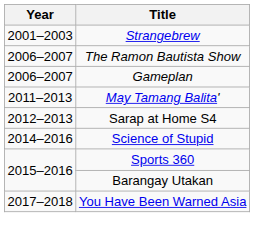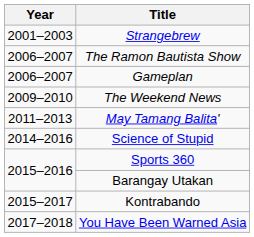+ row: (163, 98)
- row: (163, 118)
+ row: (163, 201)
